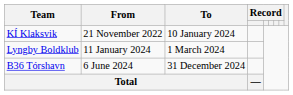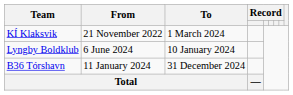(201, 33) 10 January 2024 -> (196, 33) 1 March 2024
(117, 49) 11 January 2024 -> (108, 49) 6 June 2024
(196, 49) 1 March 2024 -> (201, 49) 10 January 2024
(108, 66) 6 June 2024 -> (117, 66) 11 January 2024
